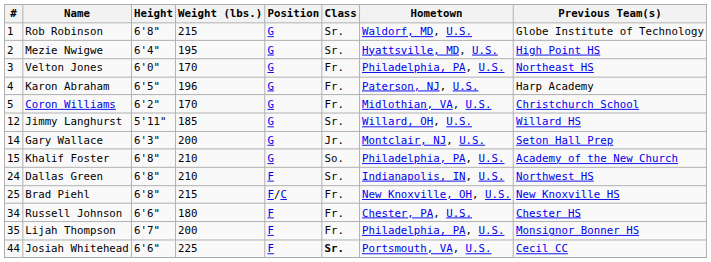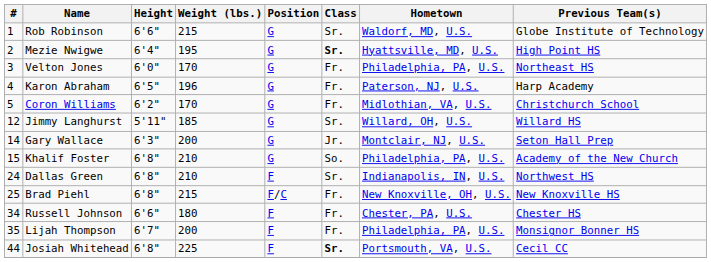(147, 31) 6'8" -> (147, 31) 6'6"
(334, 49) normal -> (334, 49) bold
(147, 248) 6'6" -> (147, 248) 6'8"
